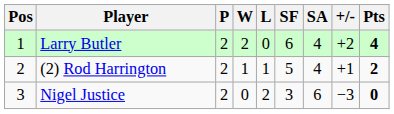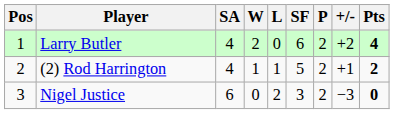columns swapped: (224, 17) <-> (317, 17)
